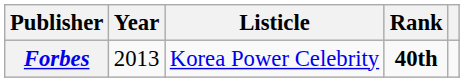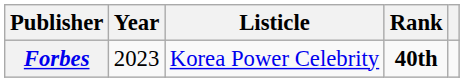(137, 58) 2013 -> (137, 58) 2023
